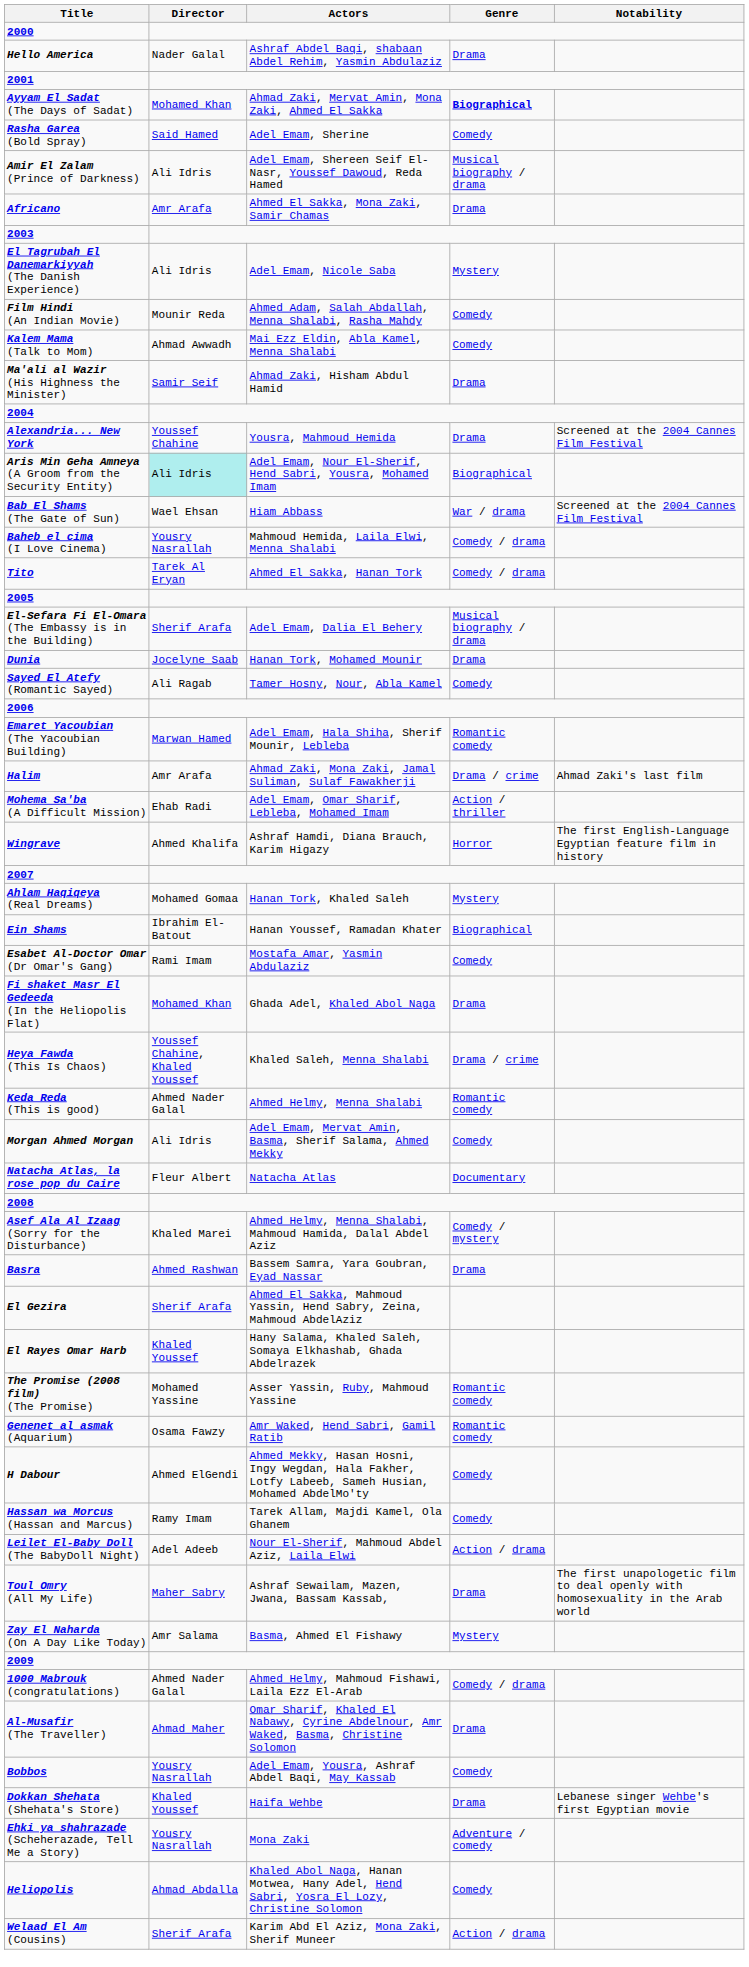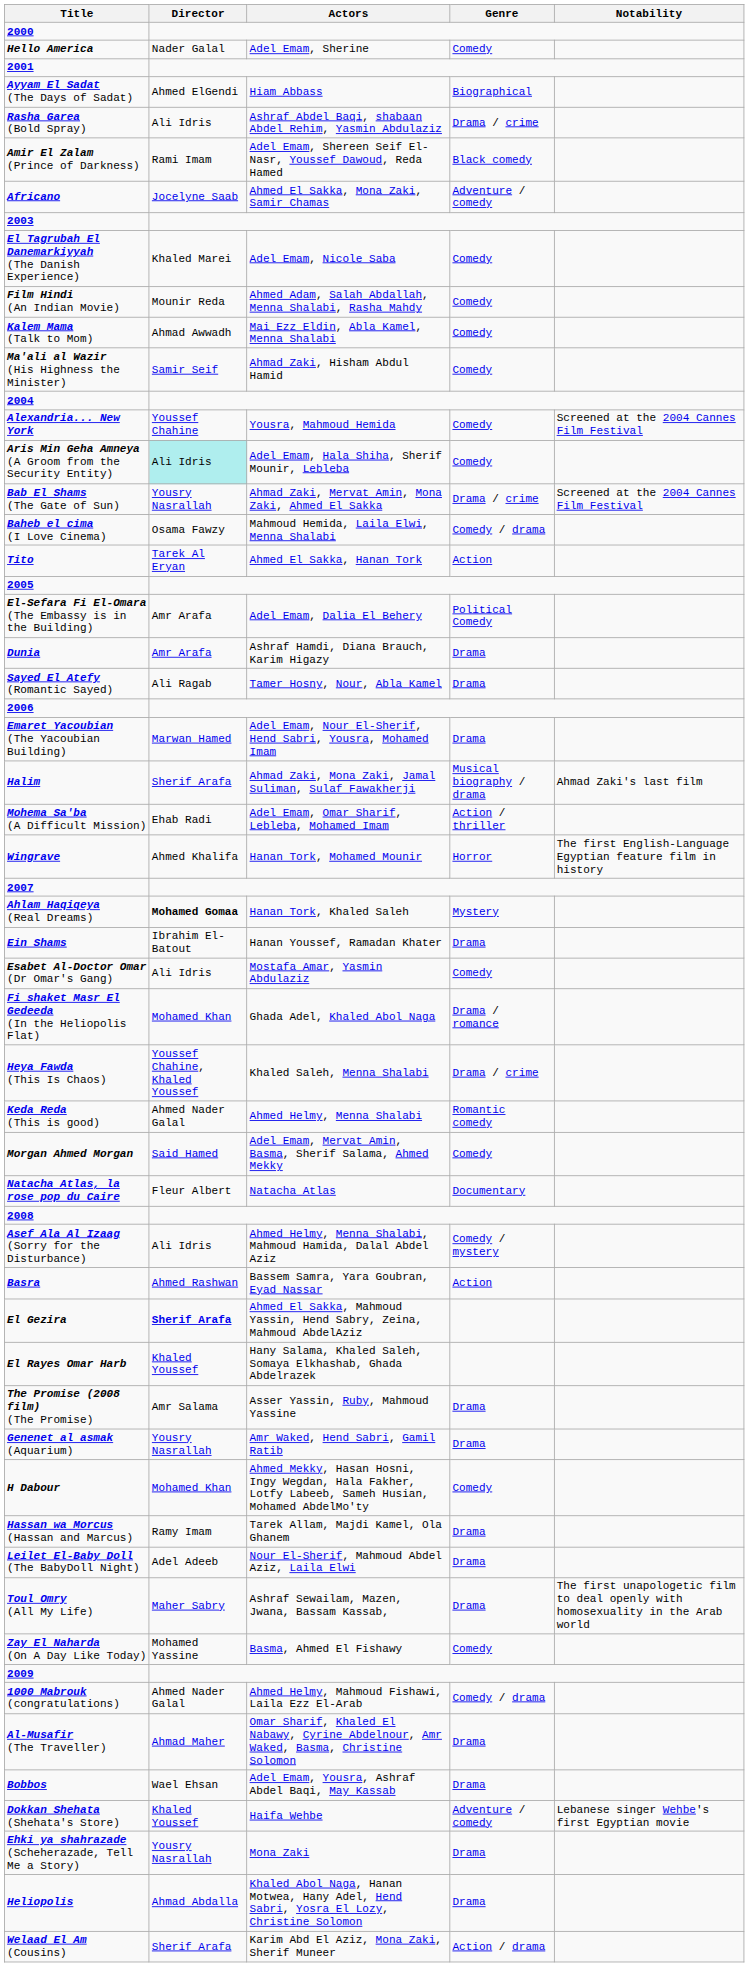(346, 56) Ashraf Abdel Baqi, shabaan Abdel Rehim, Yasmin Abdulaziz -> (309, 49) Adel Emam, Sherine
(469, 56) Drama -> (472, 49) Comedy
(192, 105) Mohamed Khan -> (195, 92) Ahmed ElGendi
(346, 105) Ahmad Zaki, Mervat Amin, Mona Zaki, Ahmed El Sakka -> (286, 92) Hiam Abbass
(492, 105) bold -> (492, 92) normal
(185, 135) Said Hamed -> (182, 123) Ali Idris
(309, 135) Adel Emam, Sherine -> (346, 123) Ashraf Abdel Baqi, shabaan Abdel Rehim, Yasmin Abdulaziz
(472, 135) Comedy -> (496, 123) Drama / crime
(182, 172) Ali Idris -> (182, 160) Rami Imam
(489, 172) Musical biography / drama -> (492, 160) Black comedy
(182, 210) Amr Arafa -> (195, 197) Jocelyne Saab
(469, 210) Drama -> (489, 197) Adventure / comedy
(182, 271) Ali Idris -> (192, 258) Khaled Marei
(476, 271) Mystery -> (472, 258) Comedy
(469, 383) Drama -> (472, 370) Comedy
(469, 438) Drama -> (472, 425) Comedy
(339, 475) Adel Emam, Nour El-Sherif, Hend Sabri, Yousra, Mohamed Imam -> (346, 462) Adel Emam, Hala Shiha, Sherif Mounir, Lebleba
(492, 475) Biographical -> (472, 462) Comedy
(185, 512) Wael Ehsan -> (182, 499) Yousry Nasrallah
(286, 512) Hiam Abbass -> (346, 499) Ahmad Zaki, Mervat Amin, Mona Zaki, Ahmed El Sakka
(489, 512) War / drama -> (496, 499) Drama / crime
(182, 543) Yousry Nasrallah -> (188, 530) Osama Fawzy
(499, 573) Comedy / drama -> (472, 561) Action
(192, 629) Sherif Arafa -> (182, 616) Amr Arafa
(489, 629) Musical biography / drama -> (482, 616) Political Comedy
(195, 659) Jocelyne Saab -> (182, 653) Amr Arafa
(336, 659) Hanan Tork, Mohamed Mounir -> (339, 653) Ashraf Hamdi, Diana Brauch, Karim Higazy
(472, 684) Comedy -> (469, 684) Drama
(346, 739) Adel Emam, Hala Shiha, Sherif Mounir, Lebleba -> (339, 739) Adel Emam, Nour El-Sherif, Hend Sabri, Yousra, Mohamed Imam
(479, 739) Romantic comedy -> (469, 739) Drama
(182, 776) Amr Arafa -> (192, 782) Sherif Arafa
(496, 776) Drama / crime -> (489, 782) Musical biography / drama
(339, 844) Ashraf Hamdi, Diana Brauch, Karim Higazy -> (336, 857) Hanan Tork, Mohamed Mounir
(195, 899) normal -> (195, 912) bold
(492, 930) Biographical -> (469, 943) Drama
(182, 961) Rami Imam -> (182, 973) Ali Idris
(469, 1004) Drama -> (476, 1017) Drama / romance
(182, 1141) Ali Idris -> (185, 1154) Said Hamed
(192, 1233) Khaled Marei -> (182, 1246) Ali Idris
(469, 1270) Drama -> (472, 1283) Action
(192, 1308) normal -> (192, 1320) bold
(175, 1395) Mohamed Yassine -> (185, 1407) Amr Salama
(479, 1395) Romantic comedy -> (469, 1407) Drama
(188, 1432) Osama Fawzy -> (182, 1444) Yousry Nasrallah
(479, 1432) Romantic comedy -> (469, 1444) Drama
(195, 1475) Ahmed ElGendi -> (192, 1488) Mohamed Khan
(472, 1519) Comedy -> (469, 1531) Drama
(499, 1549) Action / drama -> (469, 1562) Drama
(185, 1637) Amr Salama -> (175, 1649) Mohamed Yassine
(476, 1637) Mystery -> (472, 1649) Comedy
(182, 1772) Yousry Nasrallah -> (185, 1785) Wael Ehsan
(472, 1772) Comedy -> (469, 1785) Drama
(469, 1803) Drama -> (489, 1816) Adventure / comedy
(489, 1840) Adventure / comedy -> (469, 1853) Drama
(472, 1890) Comedy -> (469, 1903) Drama
